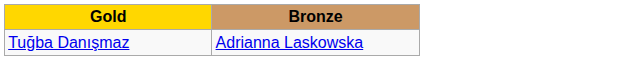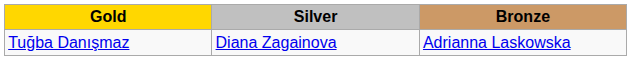+ column: (316, 17)
